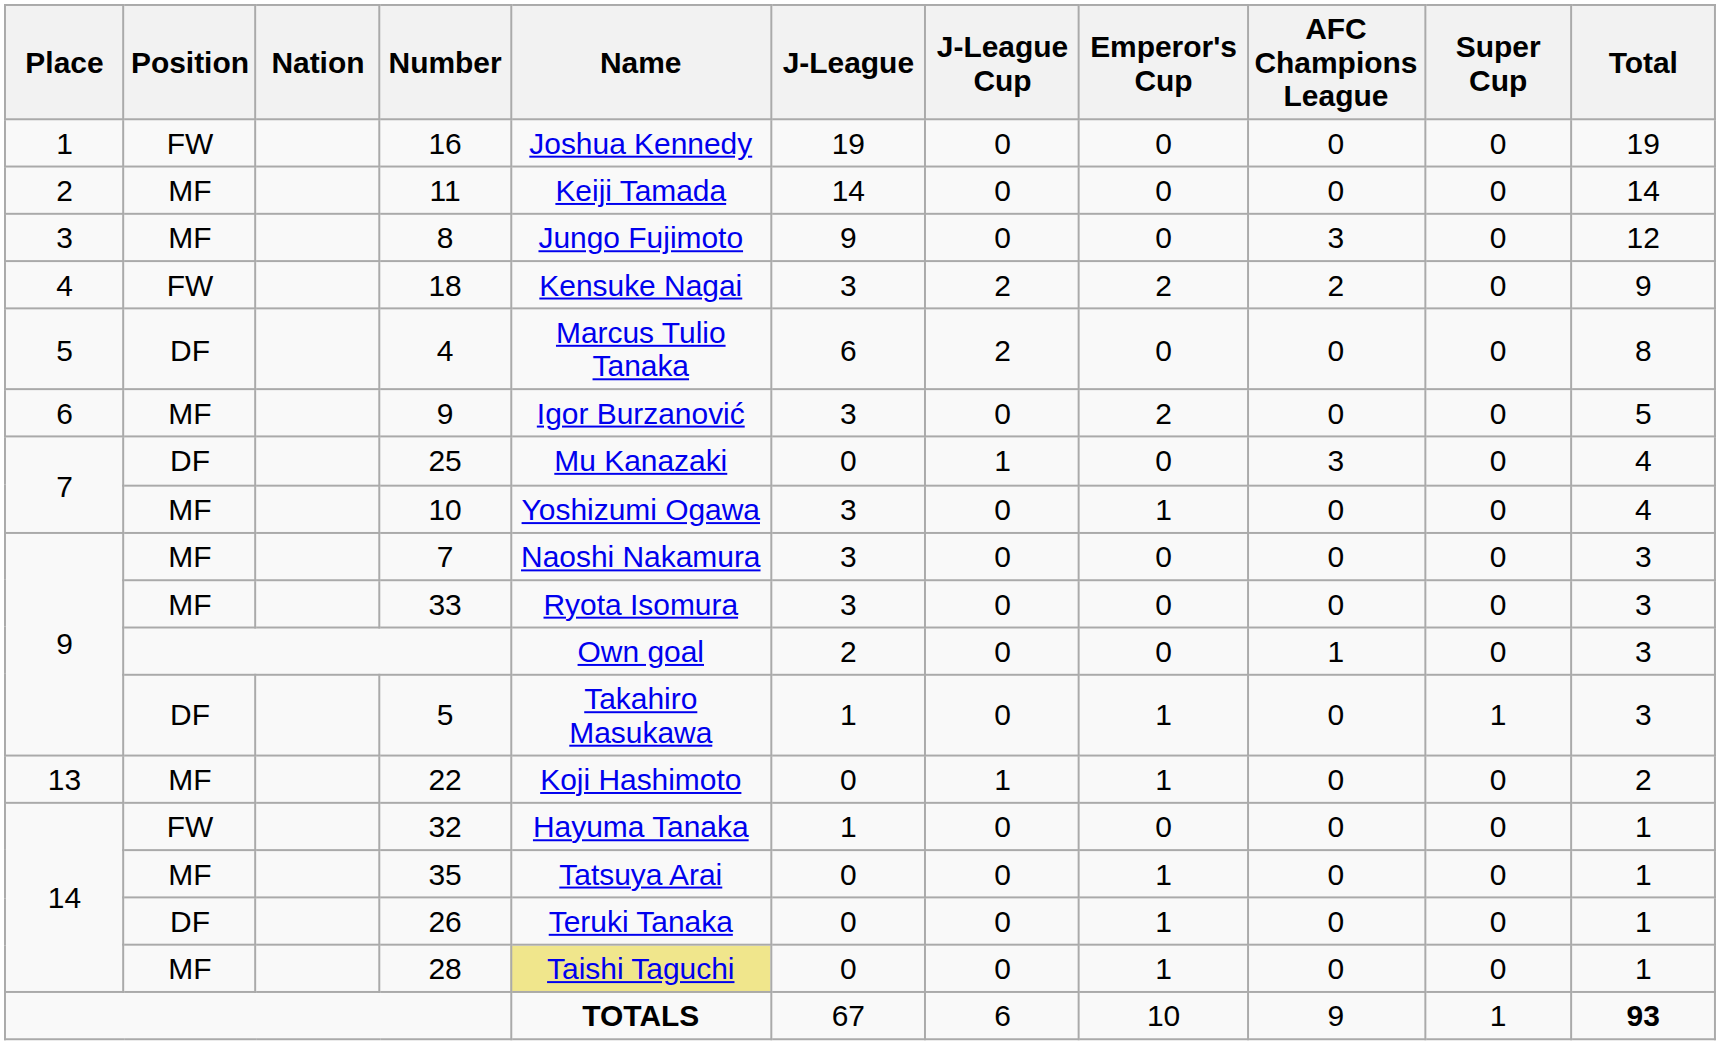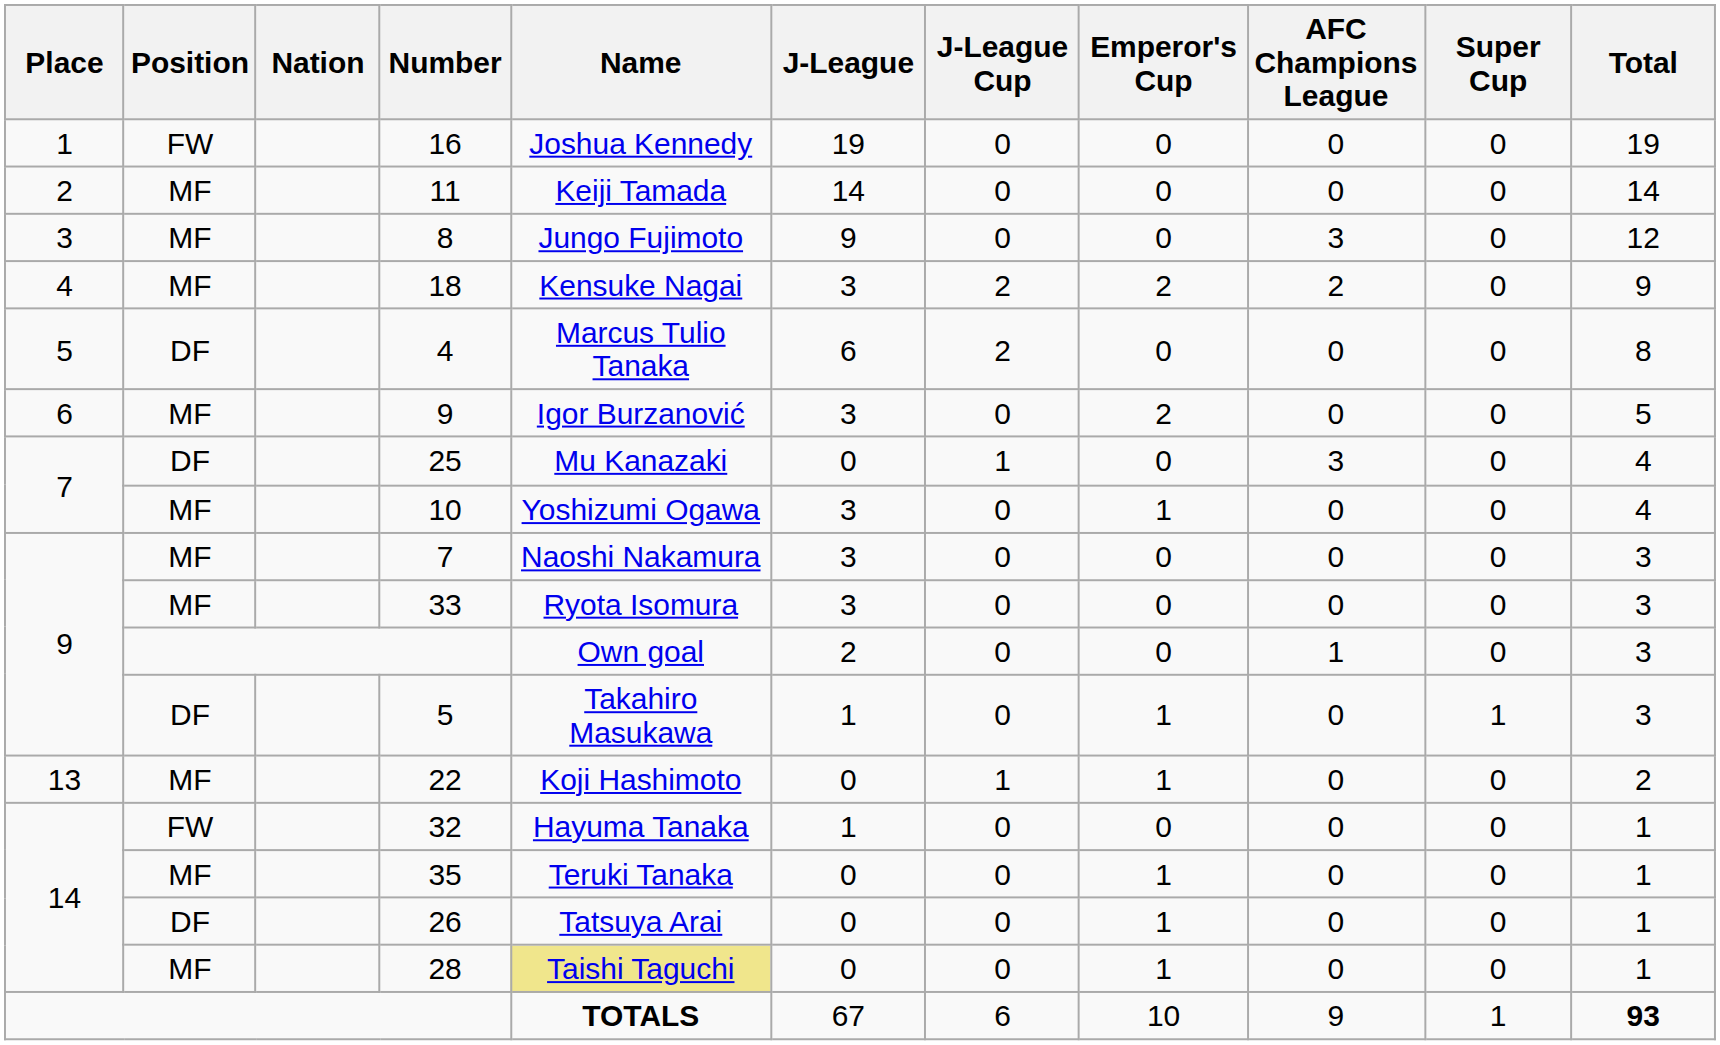(190, 285) FW -> (190, 285) MF
(641, 874) Tatsuya Arai -> (641, 874) Teruki Tanaka
(641, 921) Teruki Tanaka -> (641, 921) Tatsuya Arai
